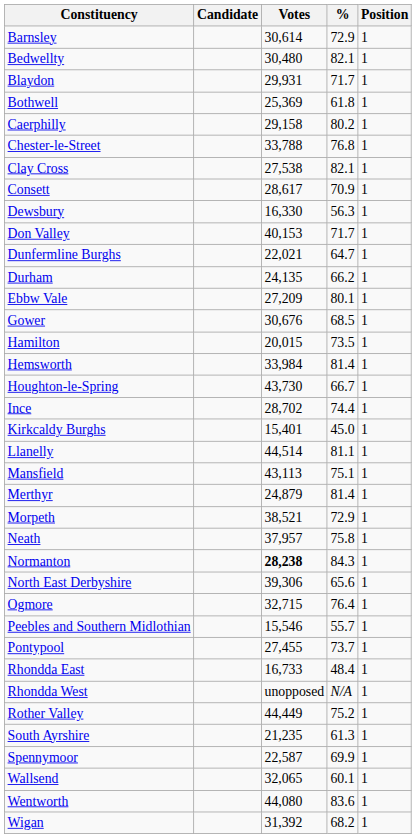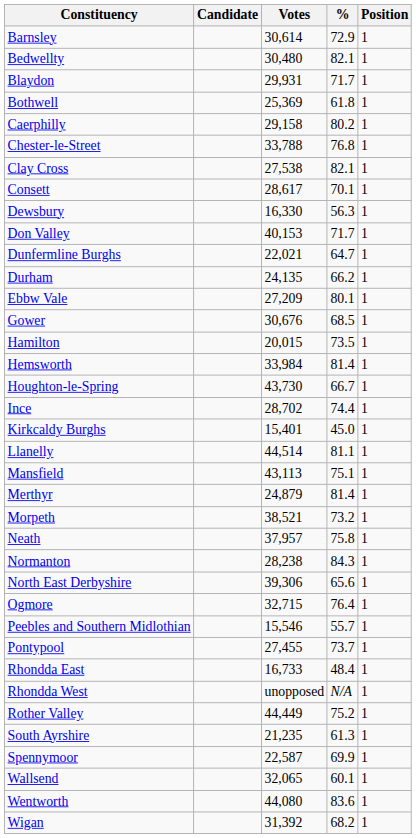(343, 189) 70.9 -> (343, 189) 70.1
(343, 517) 72.9 -> (343, 517) 73.2
(283, 560) bold -> (283, 560) normal
